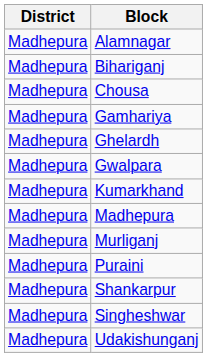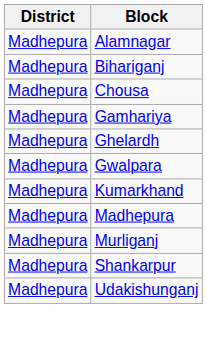- row: (119, 265)
- row: (140, 315)
